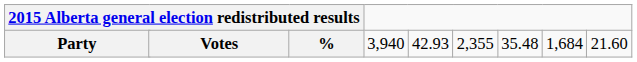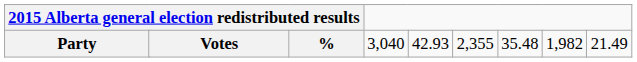(386, 43) 3,940 -> (386, 43) 3,040
(565, 43) 1,684 -> (565, 43) 1,982
(609, 43) 21.60 -> (609, 43) 21.49
